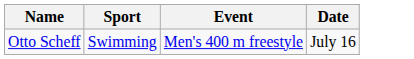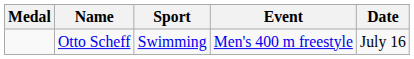+ column: (29, 16)
